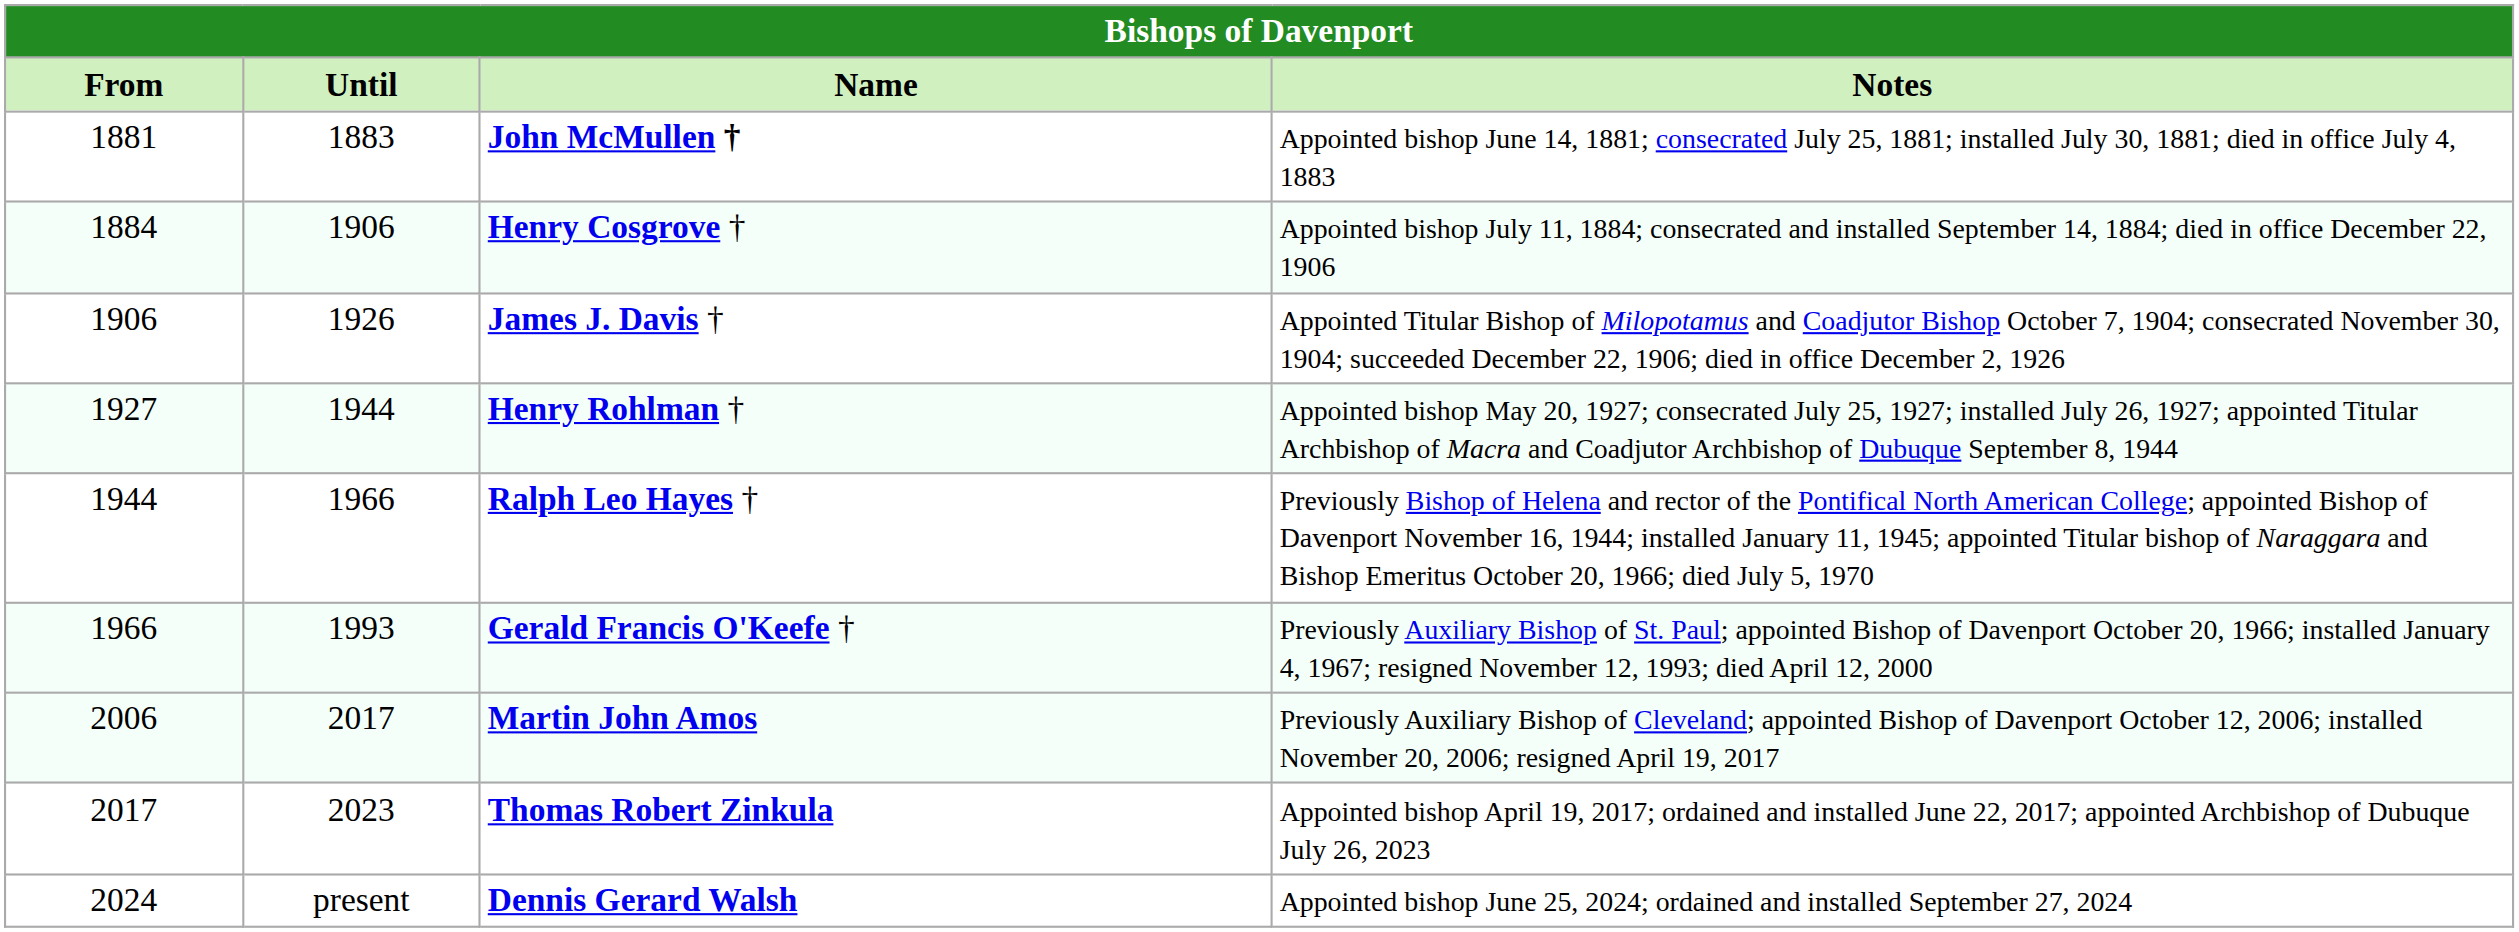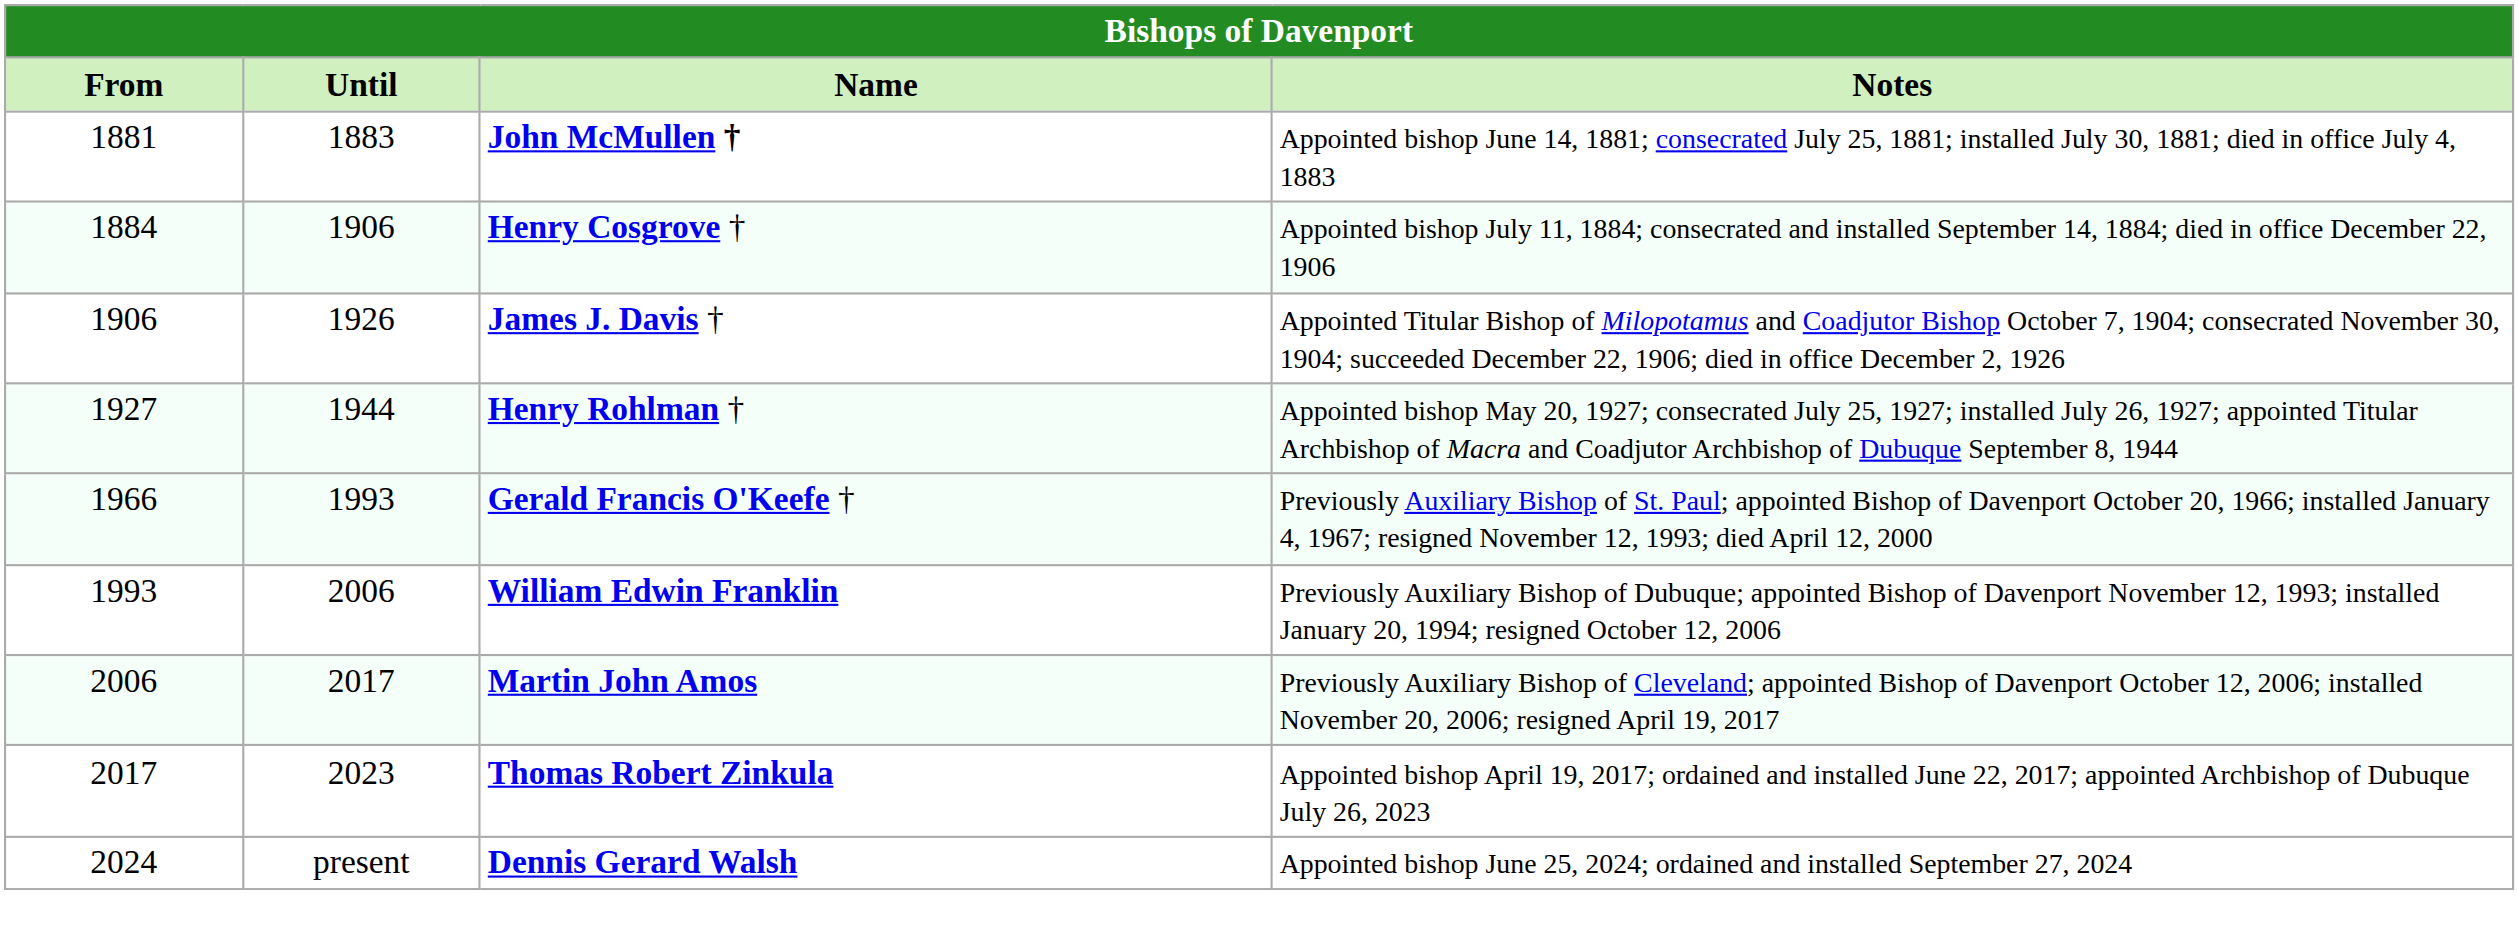- row: (623, 499)
+ row: (663, 590)
